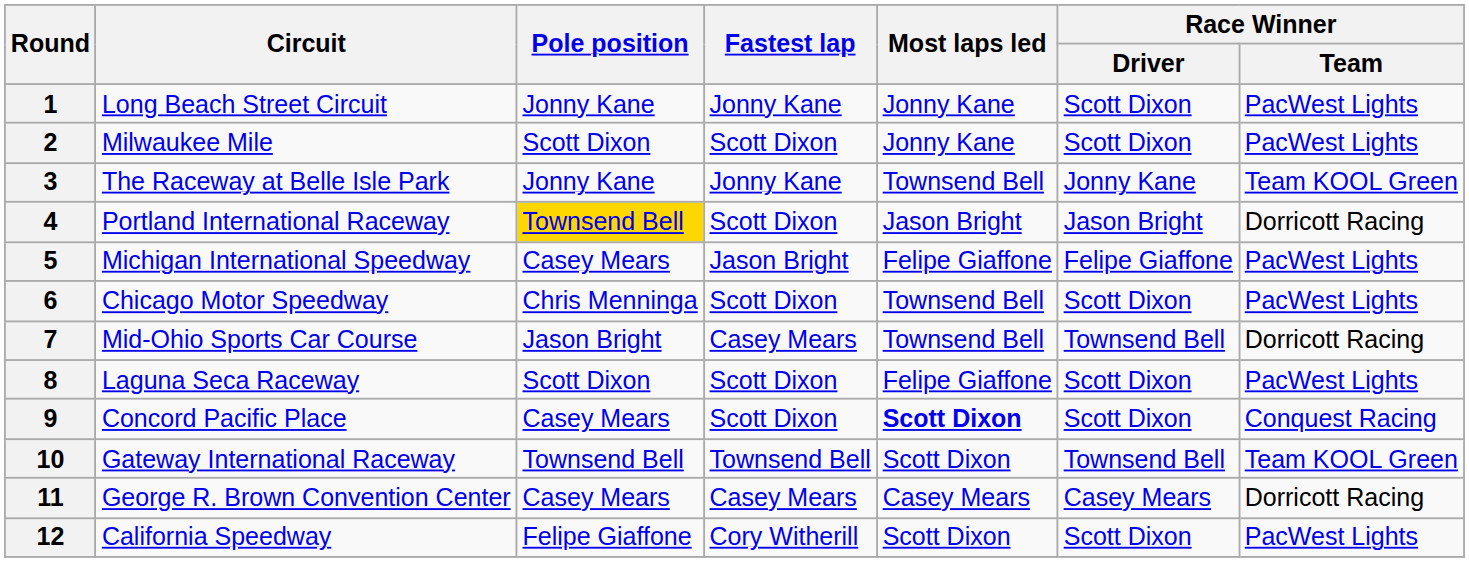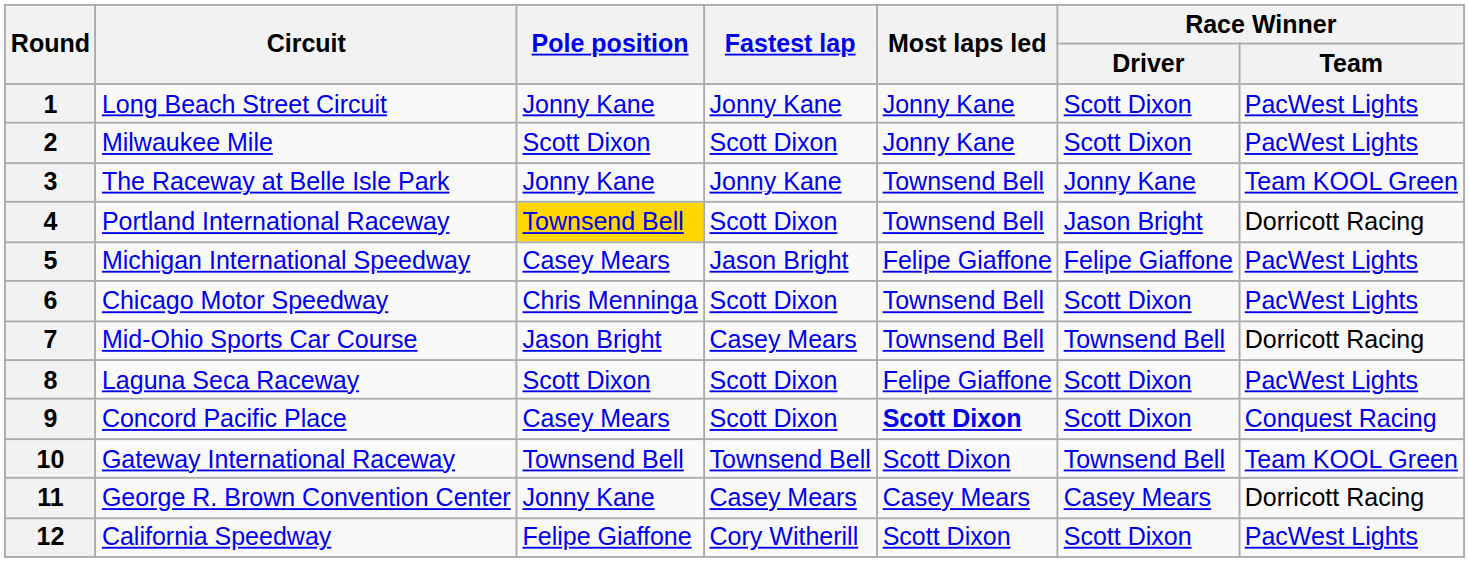(952, 221) Jason Bright -> (963, 221) Townsend Bell
(596, 498) Casey Mears -> (589, 498) Jonny Kane
